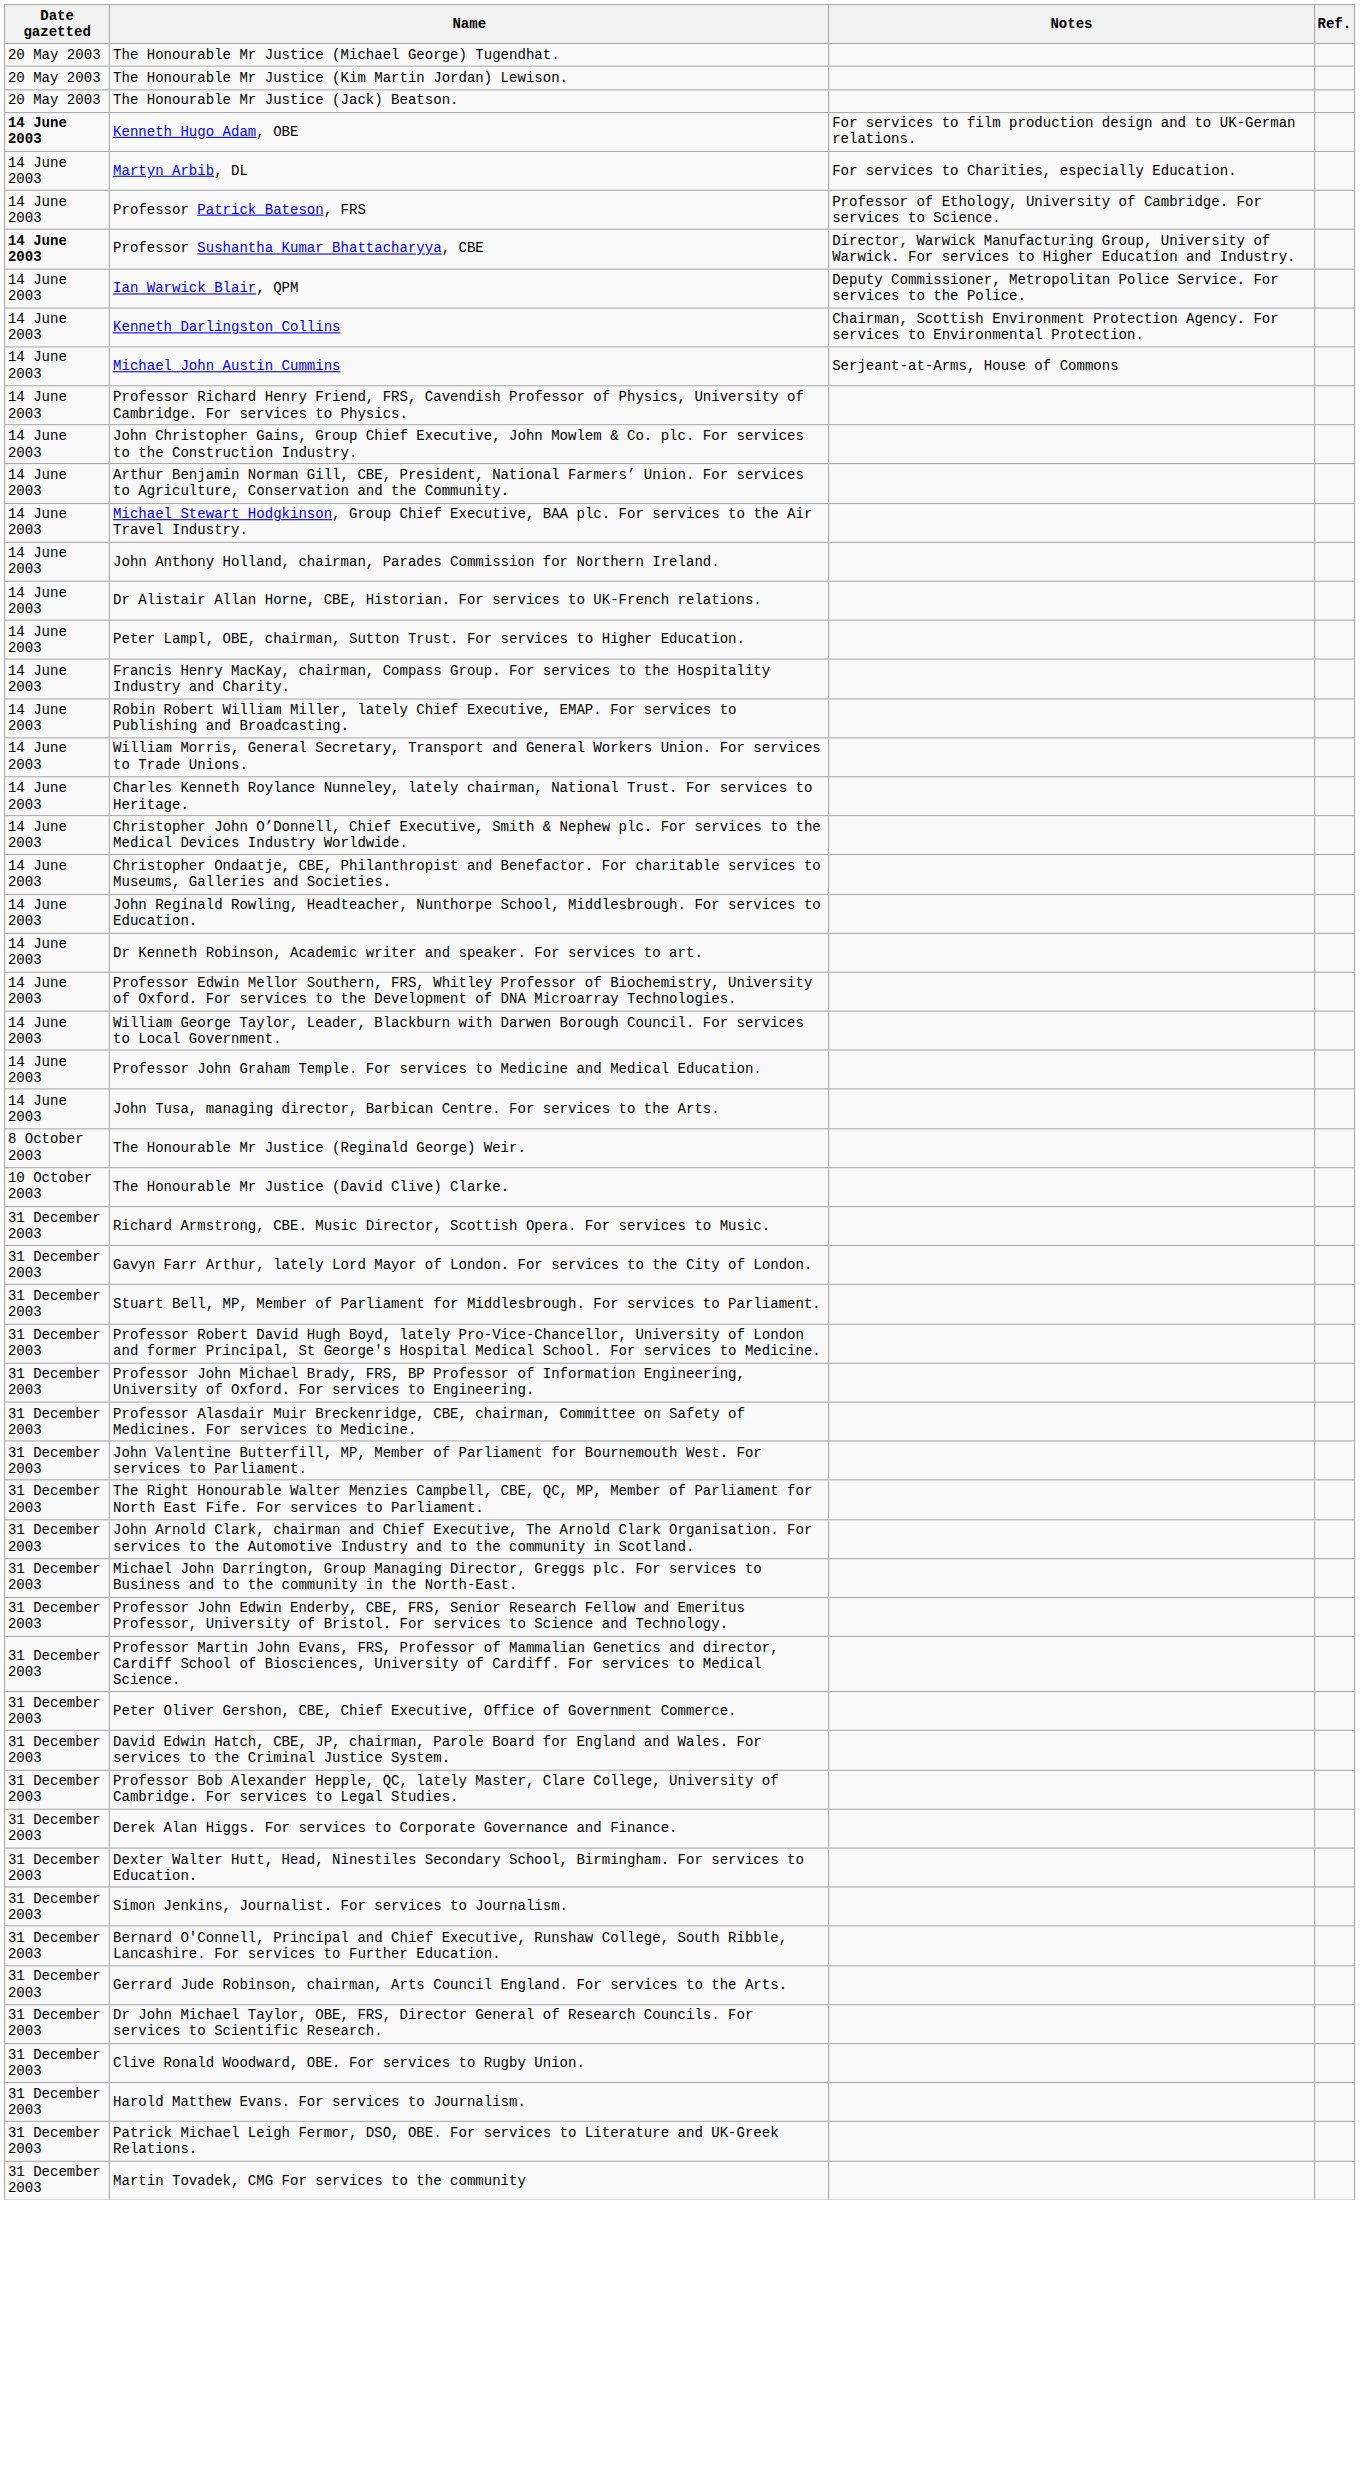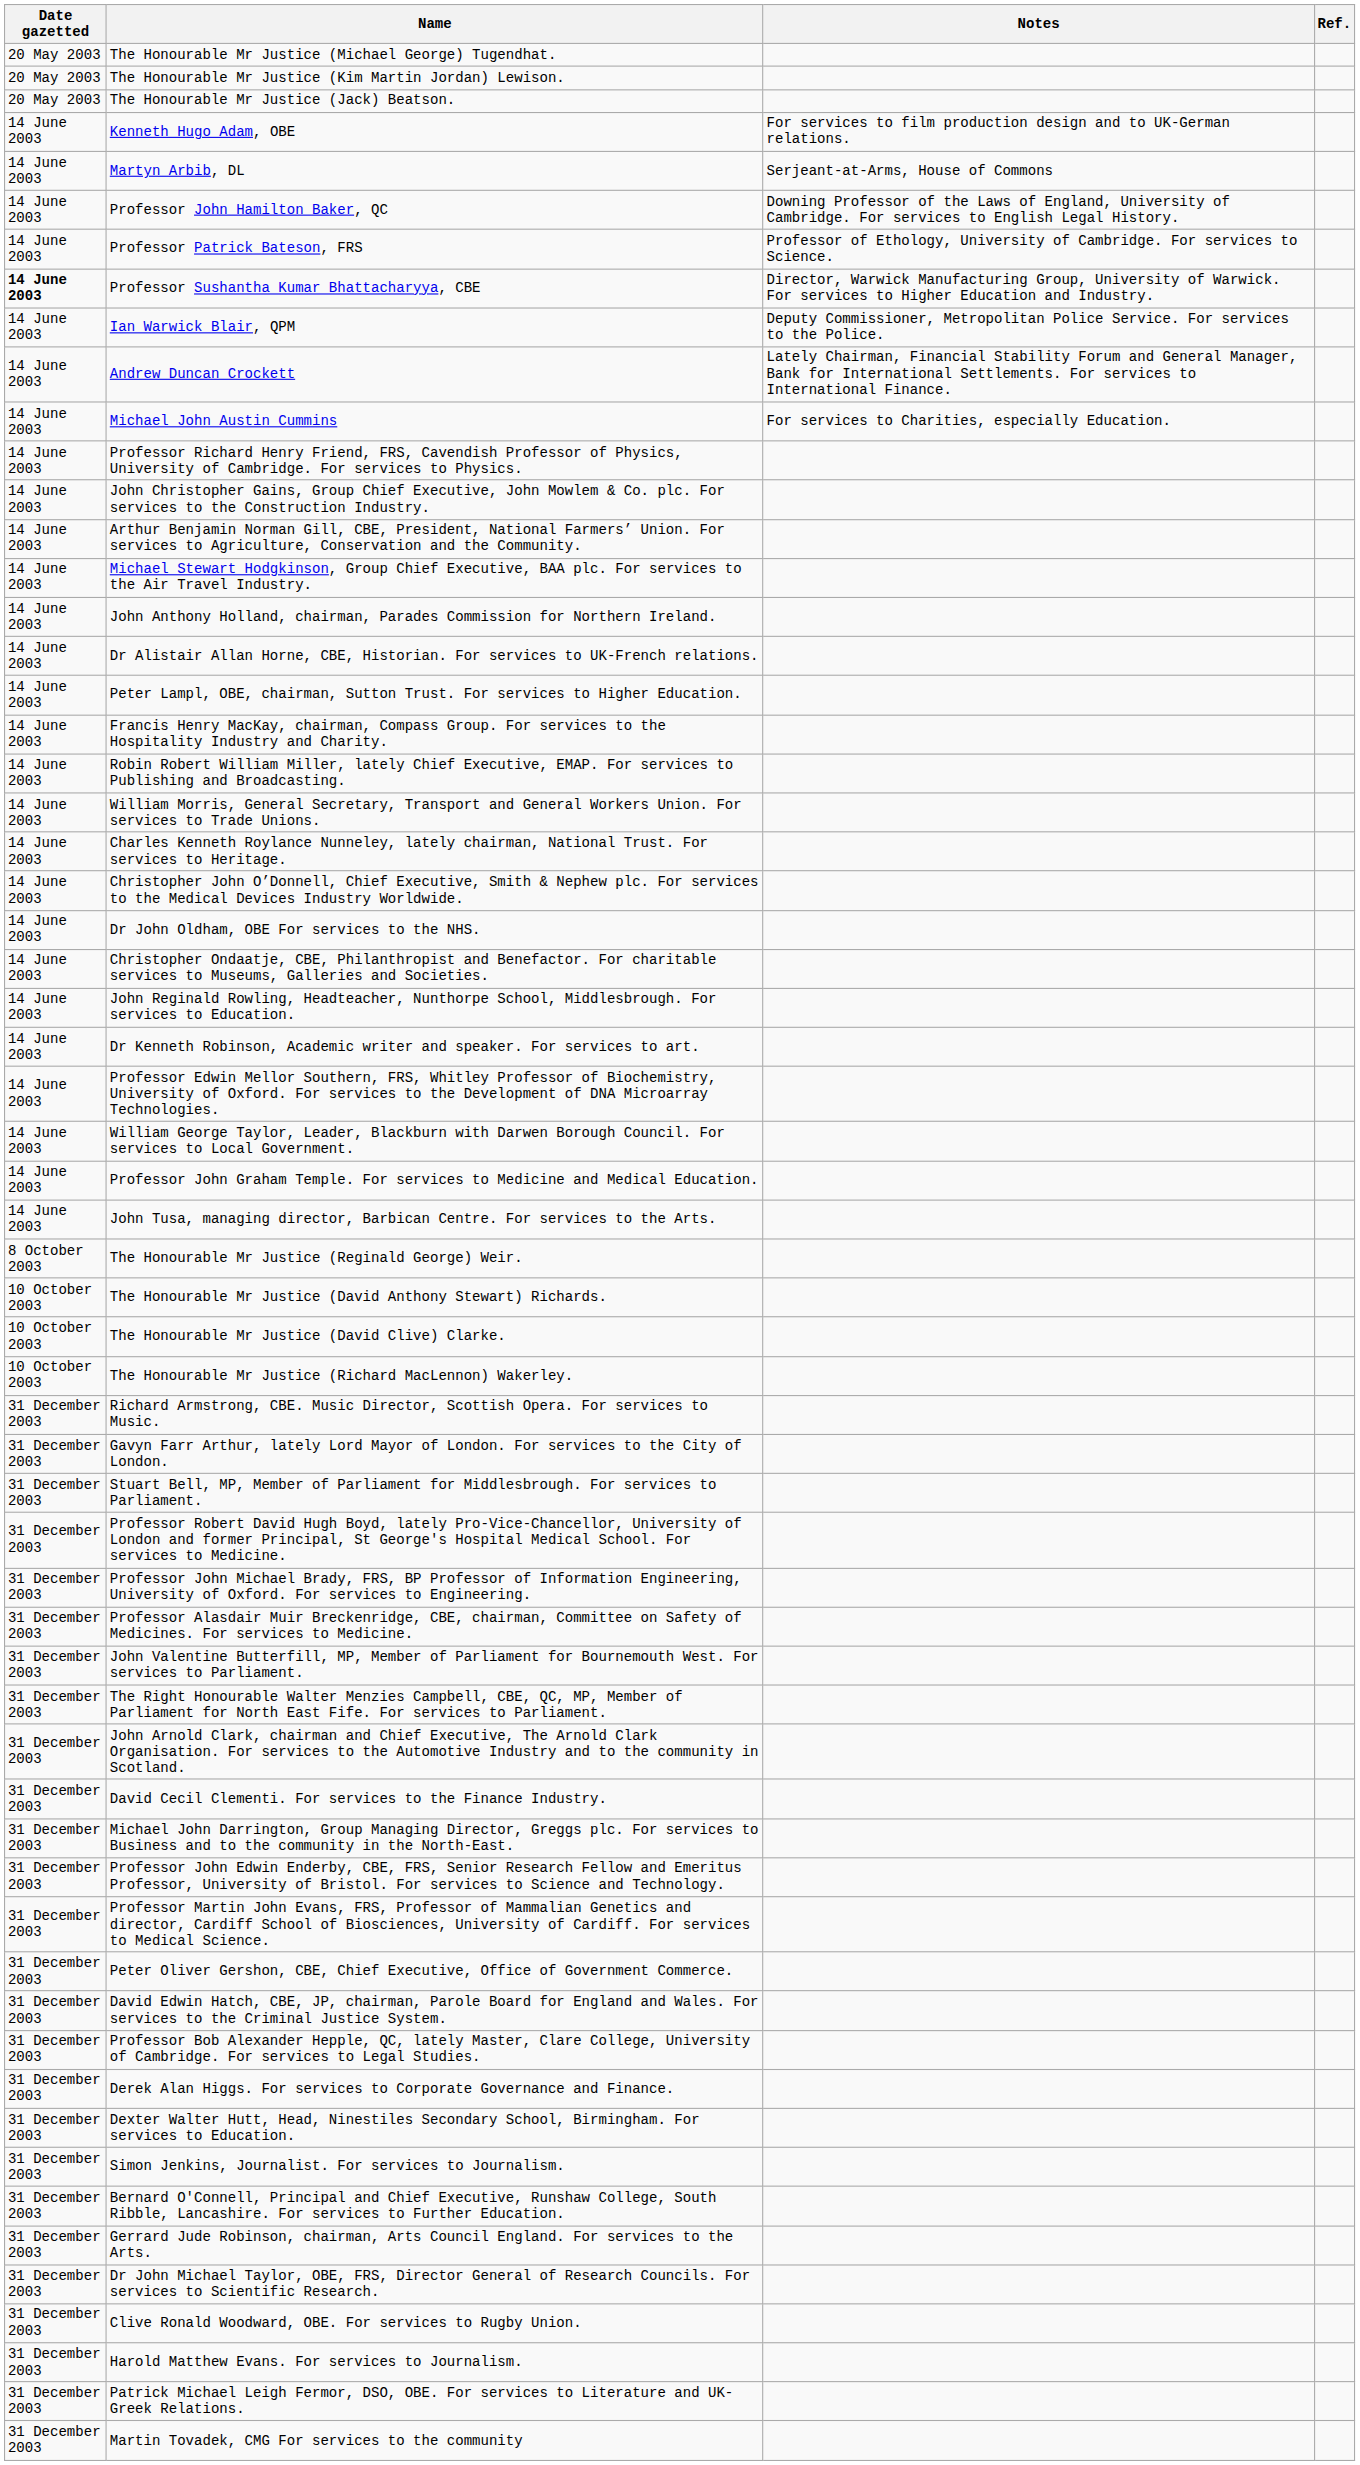(37, 132) bold -> (37, 132) normal
(1034, 171) For services to Charities, especially Education. -> (910, 171) Serjeant-at-Arms, House of Commons
+ row: (249, 210)
- row: (227, 327)
+ row: (202, 374)
(975, 366) Serjeant-at-Arms, House of Commons -> (969, 422) For services to Charities, especially Education.
+ row: (295, 930)
+ row: (358, 1298)
+ row: (341, 1376)
+ row: (358, 1799)
